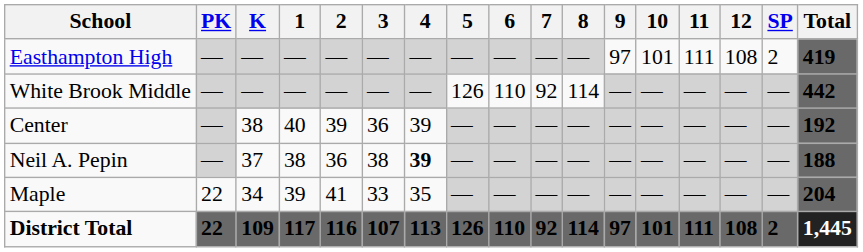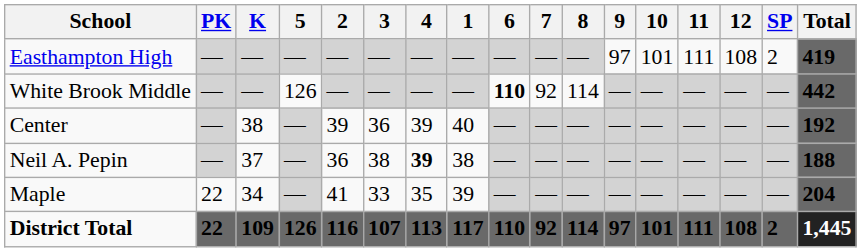columns swapped: (300, 21) <-> (467, 21)
(510, 90) normal -> (509, 90) bold
